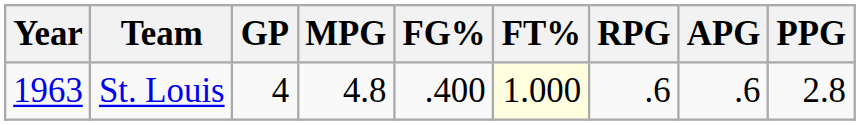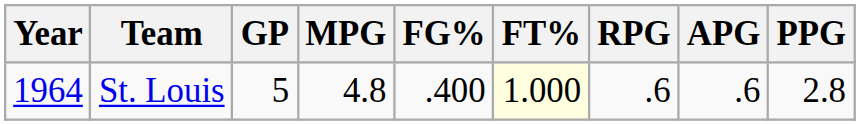(48, 90) 1963 -> (48, 90) 1964
(280, 90) 4 -> (280, 90) 5
